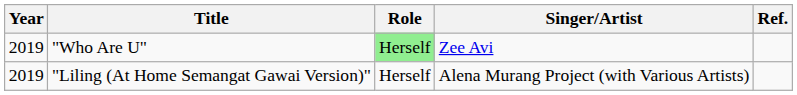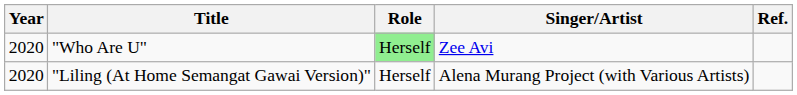(26, 46) 2019 -> (26, 46) 2020
(26, 75) 2019 -> (26, 75) 2020
